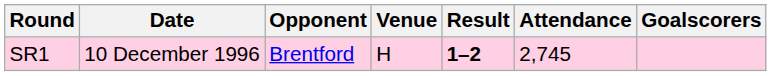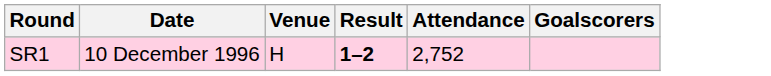- column: (318, 20)
(545, 53) 2,745 -> (438, 53) 2,752
